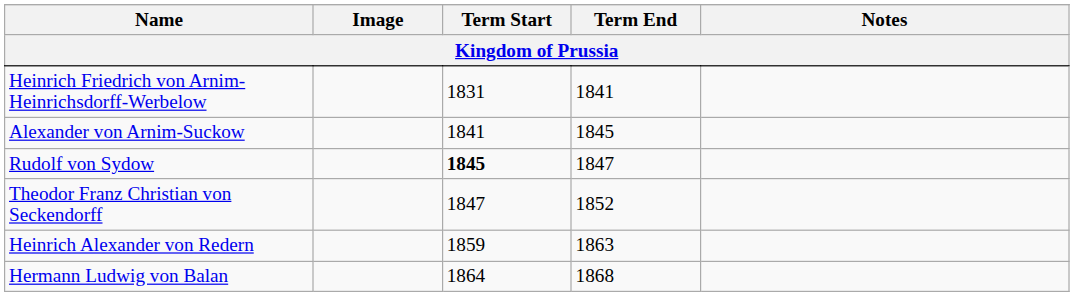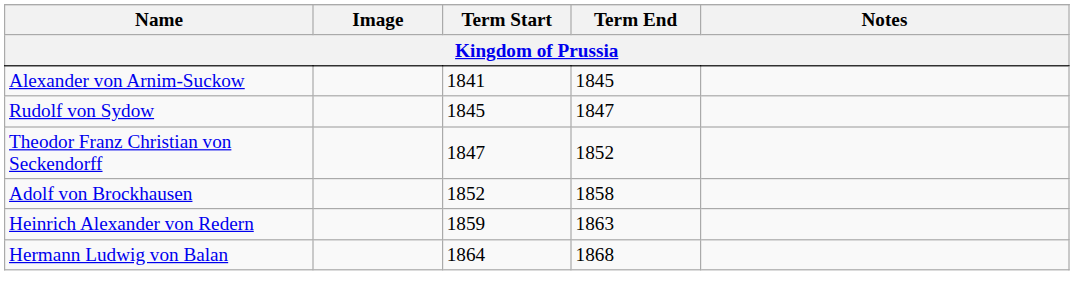- row: (127, 91)
(466, 163) bold -> (466, 111) normal
+ row: (101, 193)
